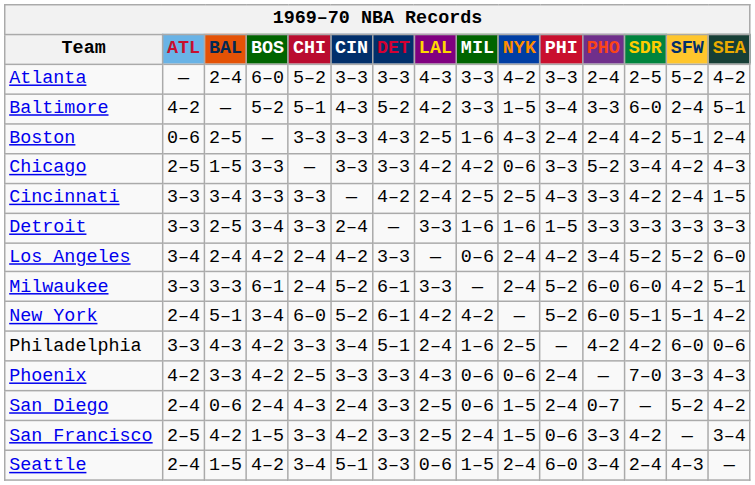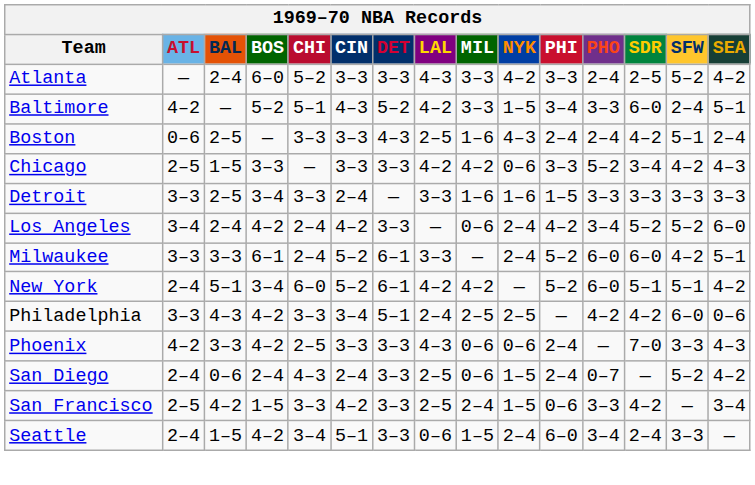- row: (64, 198)
(477, 347) 1–6 -> (477, 317) 2–5
(687, 466) 4–3 -> (687, 436) 3–3
